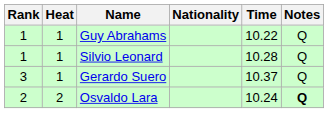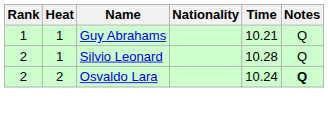(262, 36) 10.22 -> (262, 36) 10.21
(23, 56) 1 -> (23, 56) 2
- row: (123, 77)
